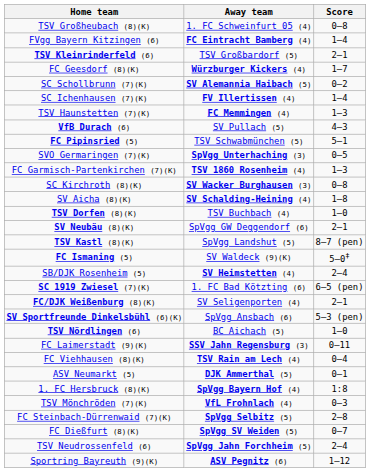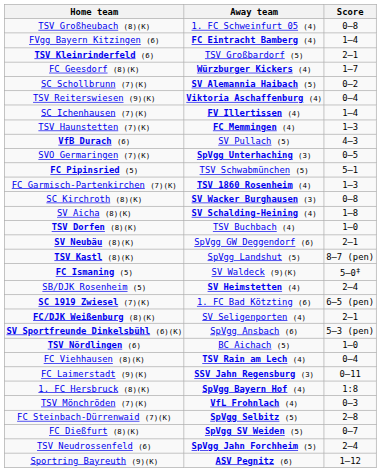+ row: (94, 98)
rows swapped: (94, 141) <-> (94, 156)
rows swapped: (94, 345) <-> (94, 360)
- row: (94, 374)
